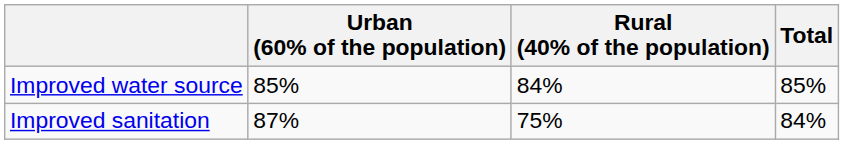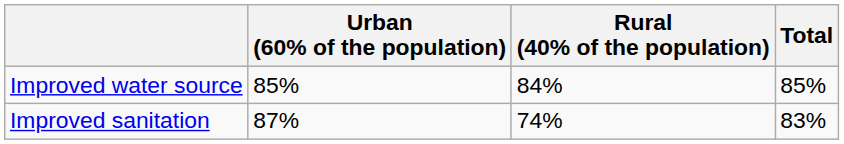(540, 120) 75% -> (540, 120) 74%
(803, 120) 84% -> (803, 120) 83%
